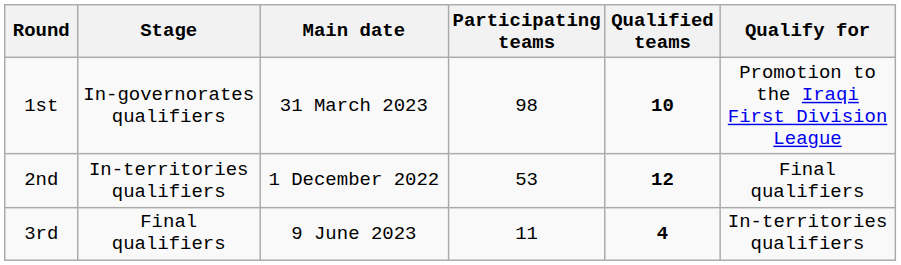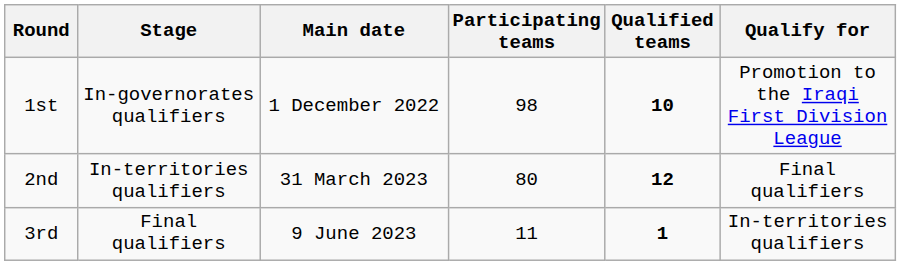(354, 106) 31 March 2023 -> (354, 106) 1 December 2022
(354, 181) 1 December 2022 -> (354, 181) 31 March 2023
(527, 181) 53 -> (527, 181) 80
(662, 233) 4 -> (662, 233) 1
